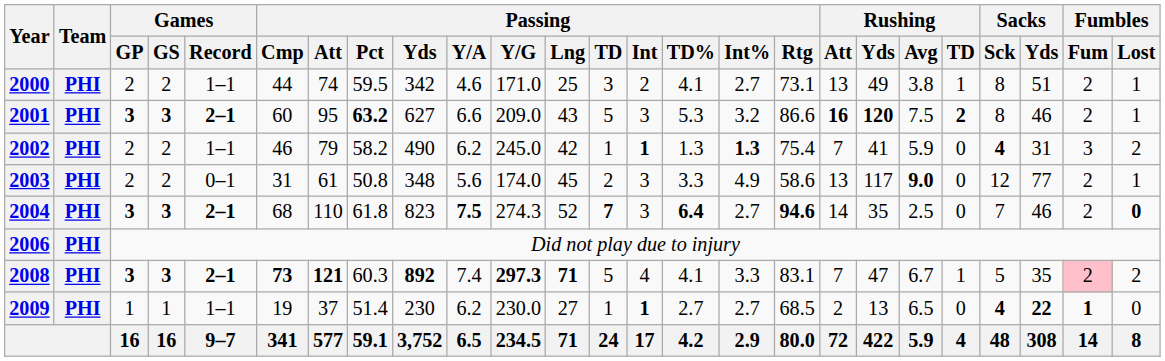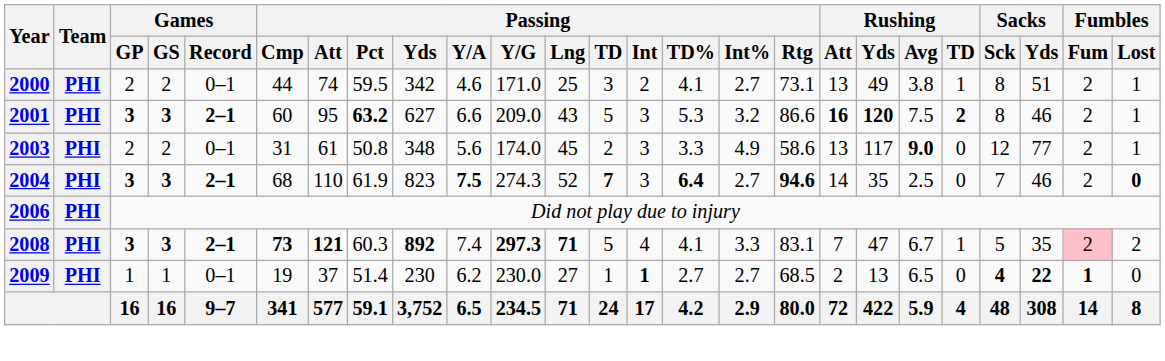(220, 84) 1–1 -> (220, 84) 0–1
- row: (29, 148)
(370, 212) 61.8 -> (370, 180) 61.9
(220, 308) 1–1 -> (220, 276) 0–1
